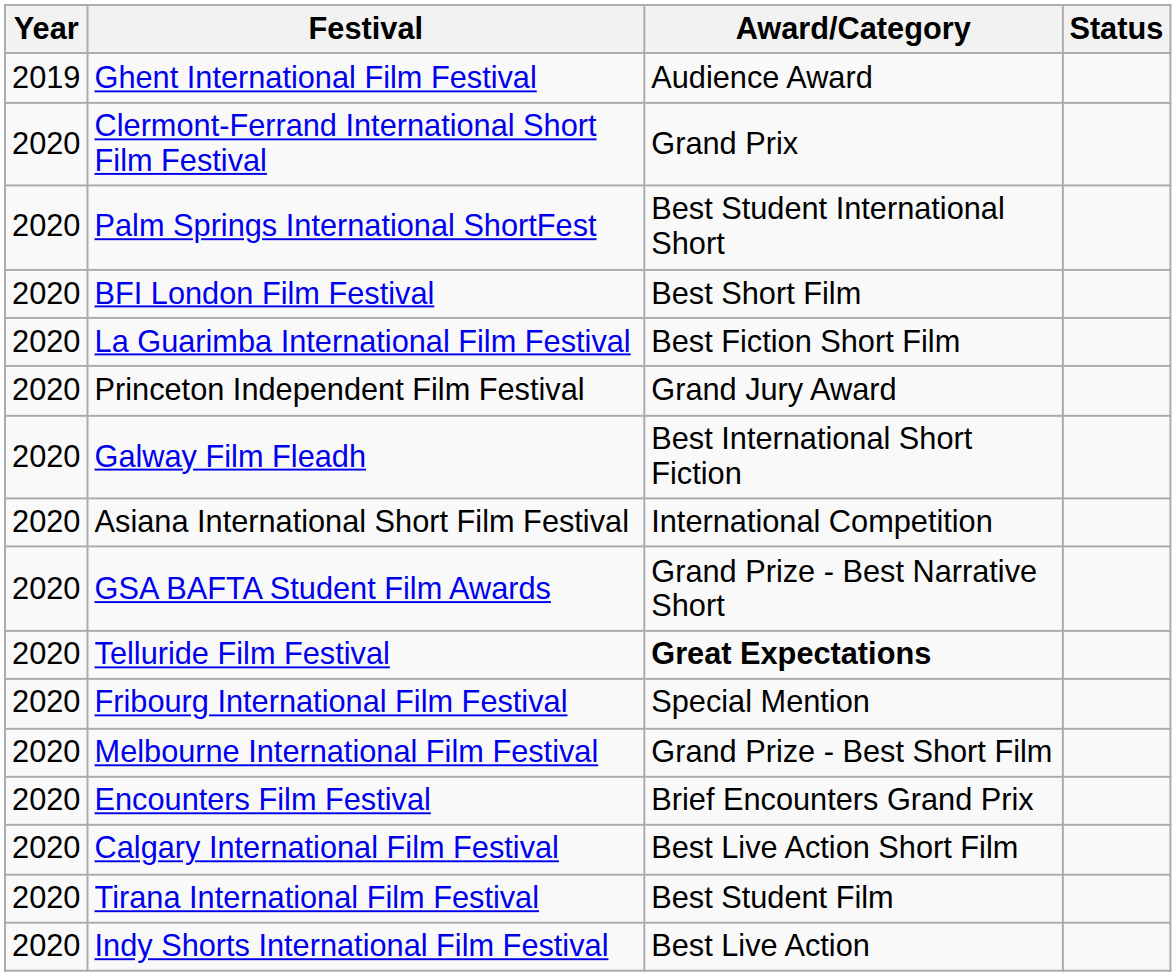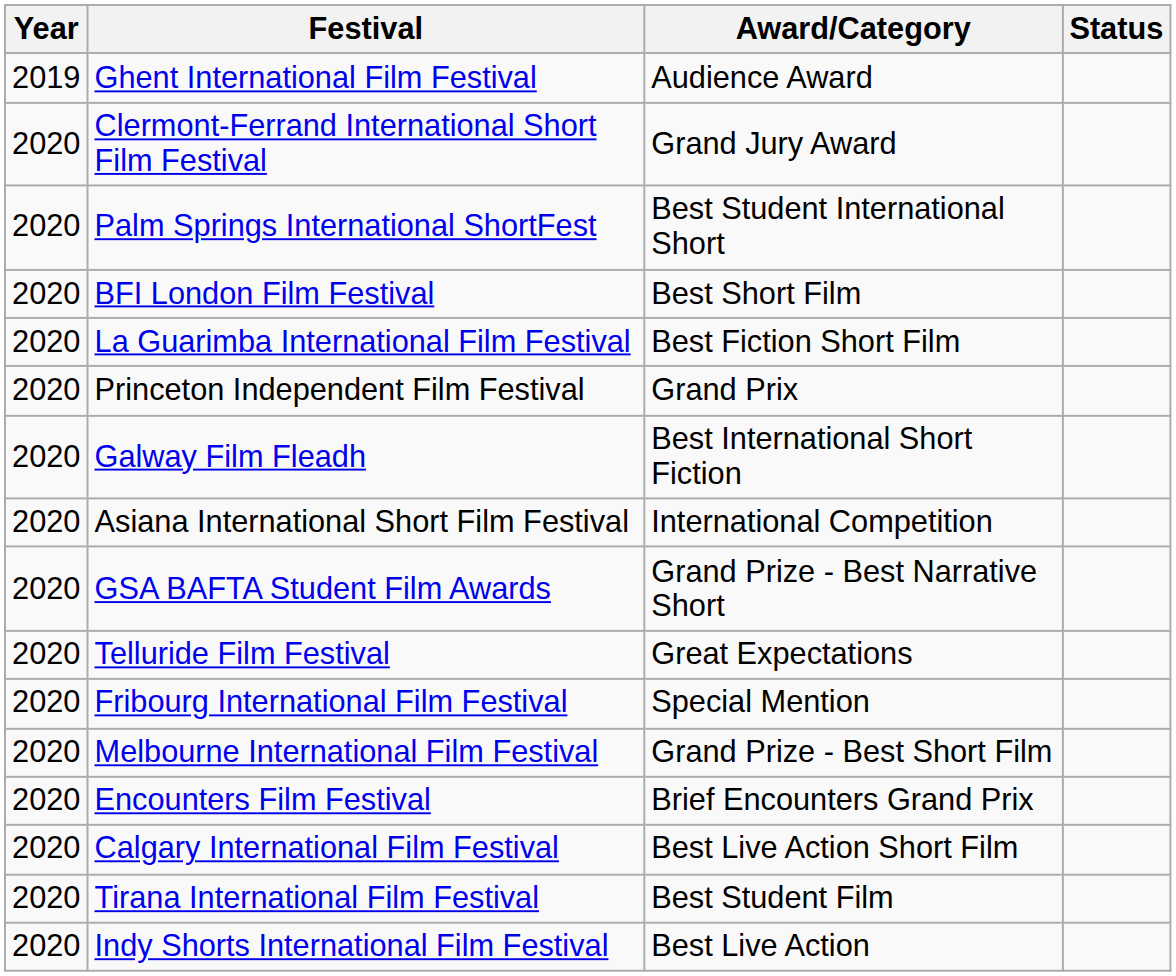(725, 143) Grand Prix -> (774, 143) Grand Jury Award
(774, 390) Grand Jury Award -> (725, 390) Grand Prix
(791, 654) bold -> (782, 654) normal
